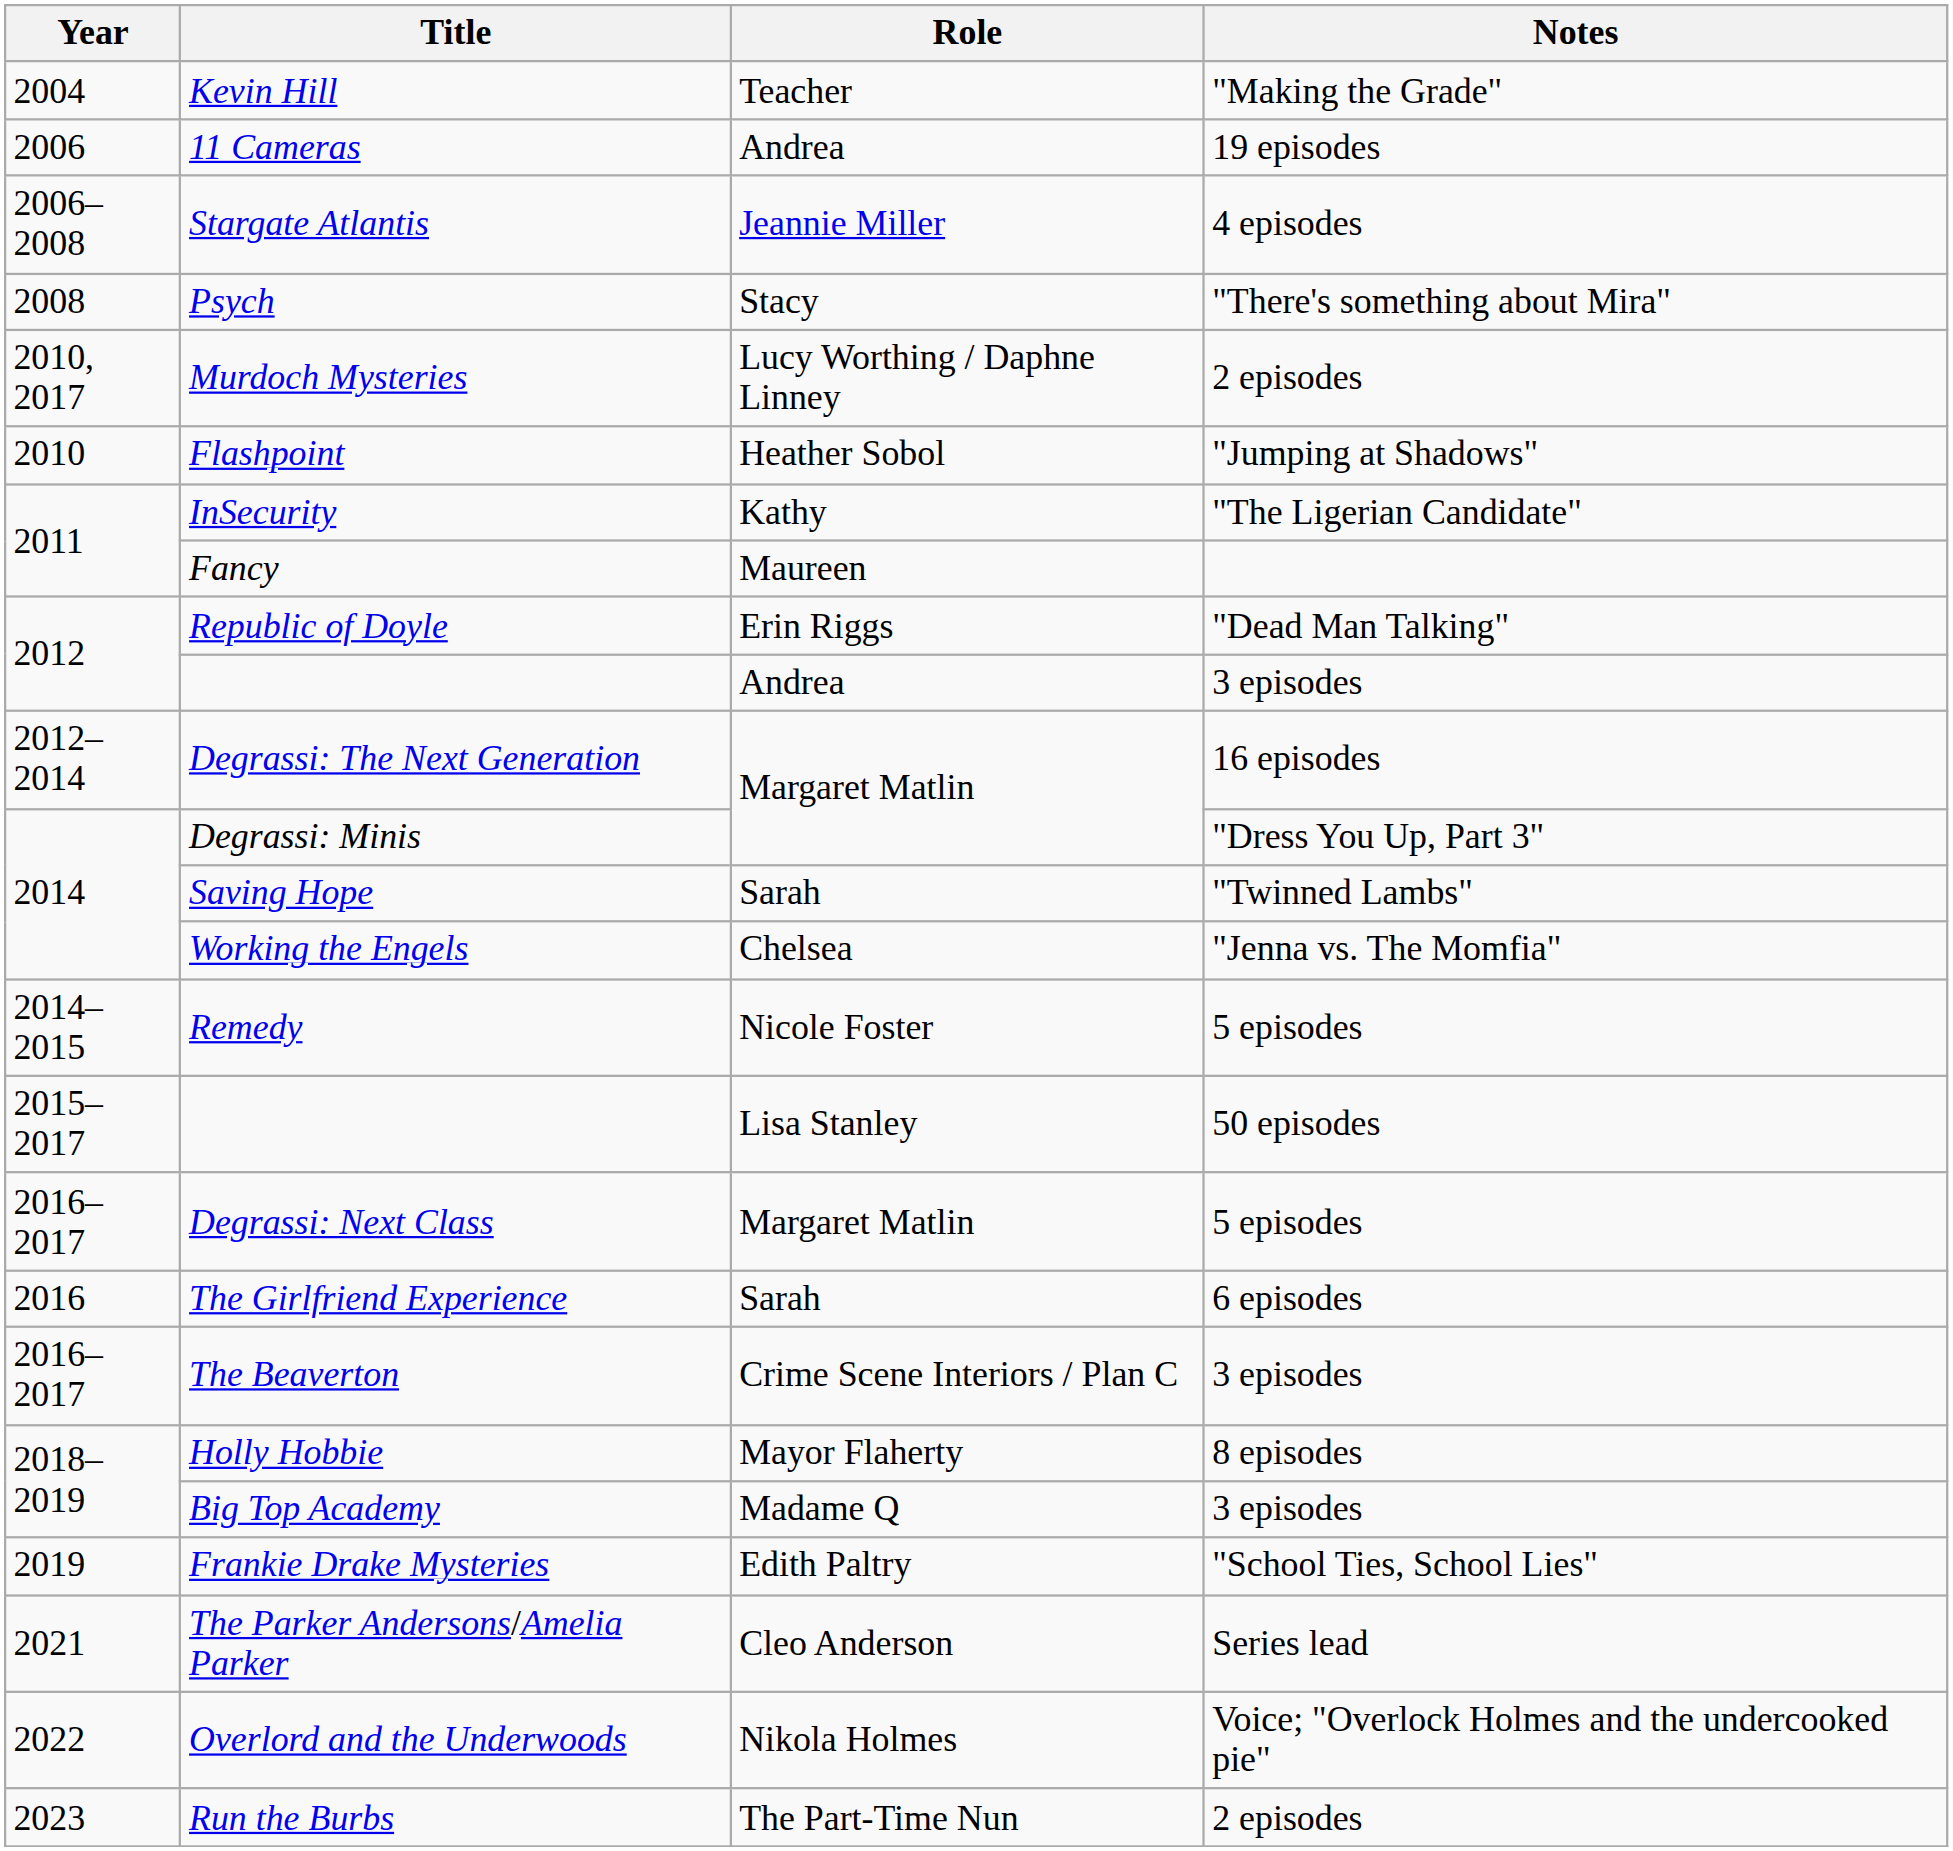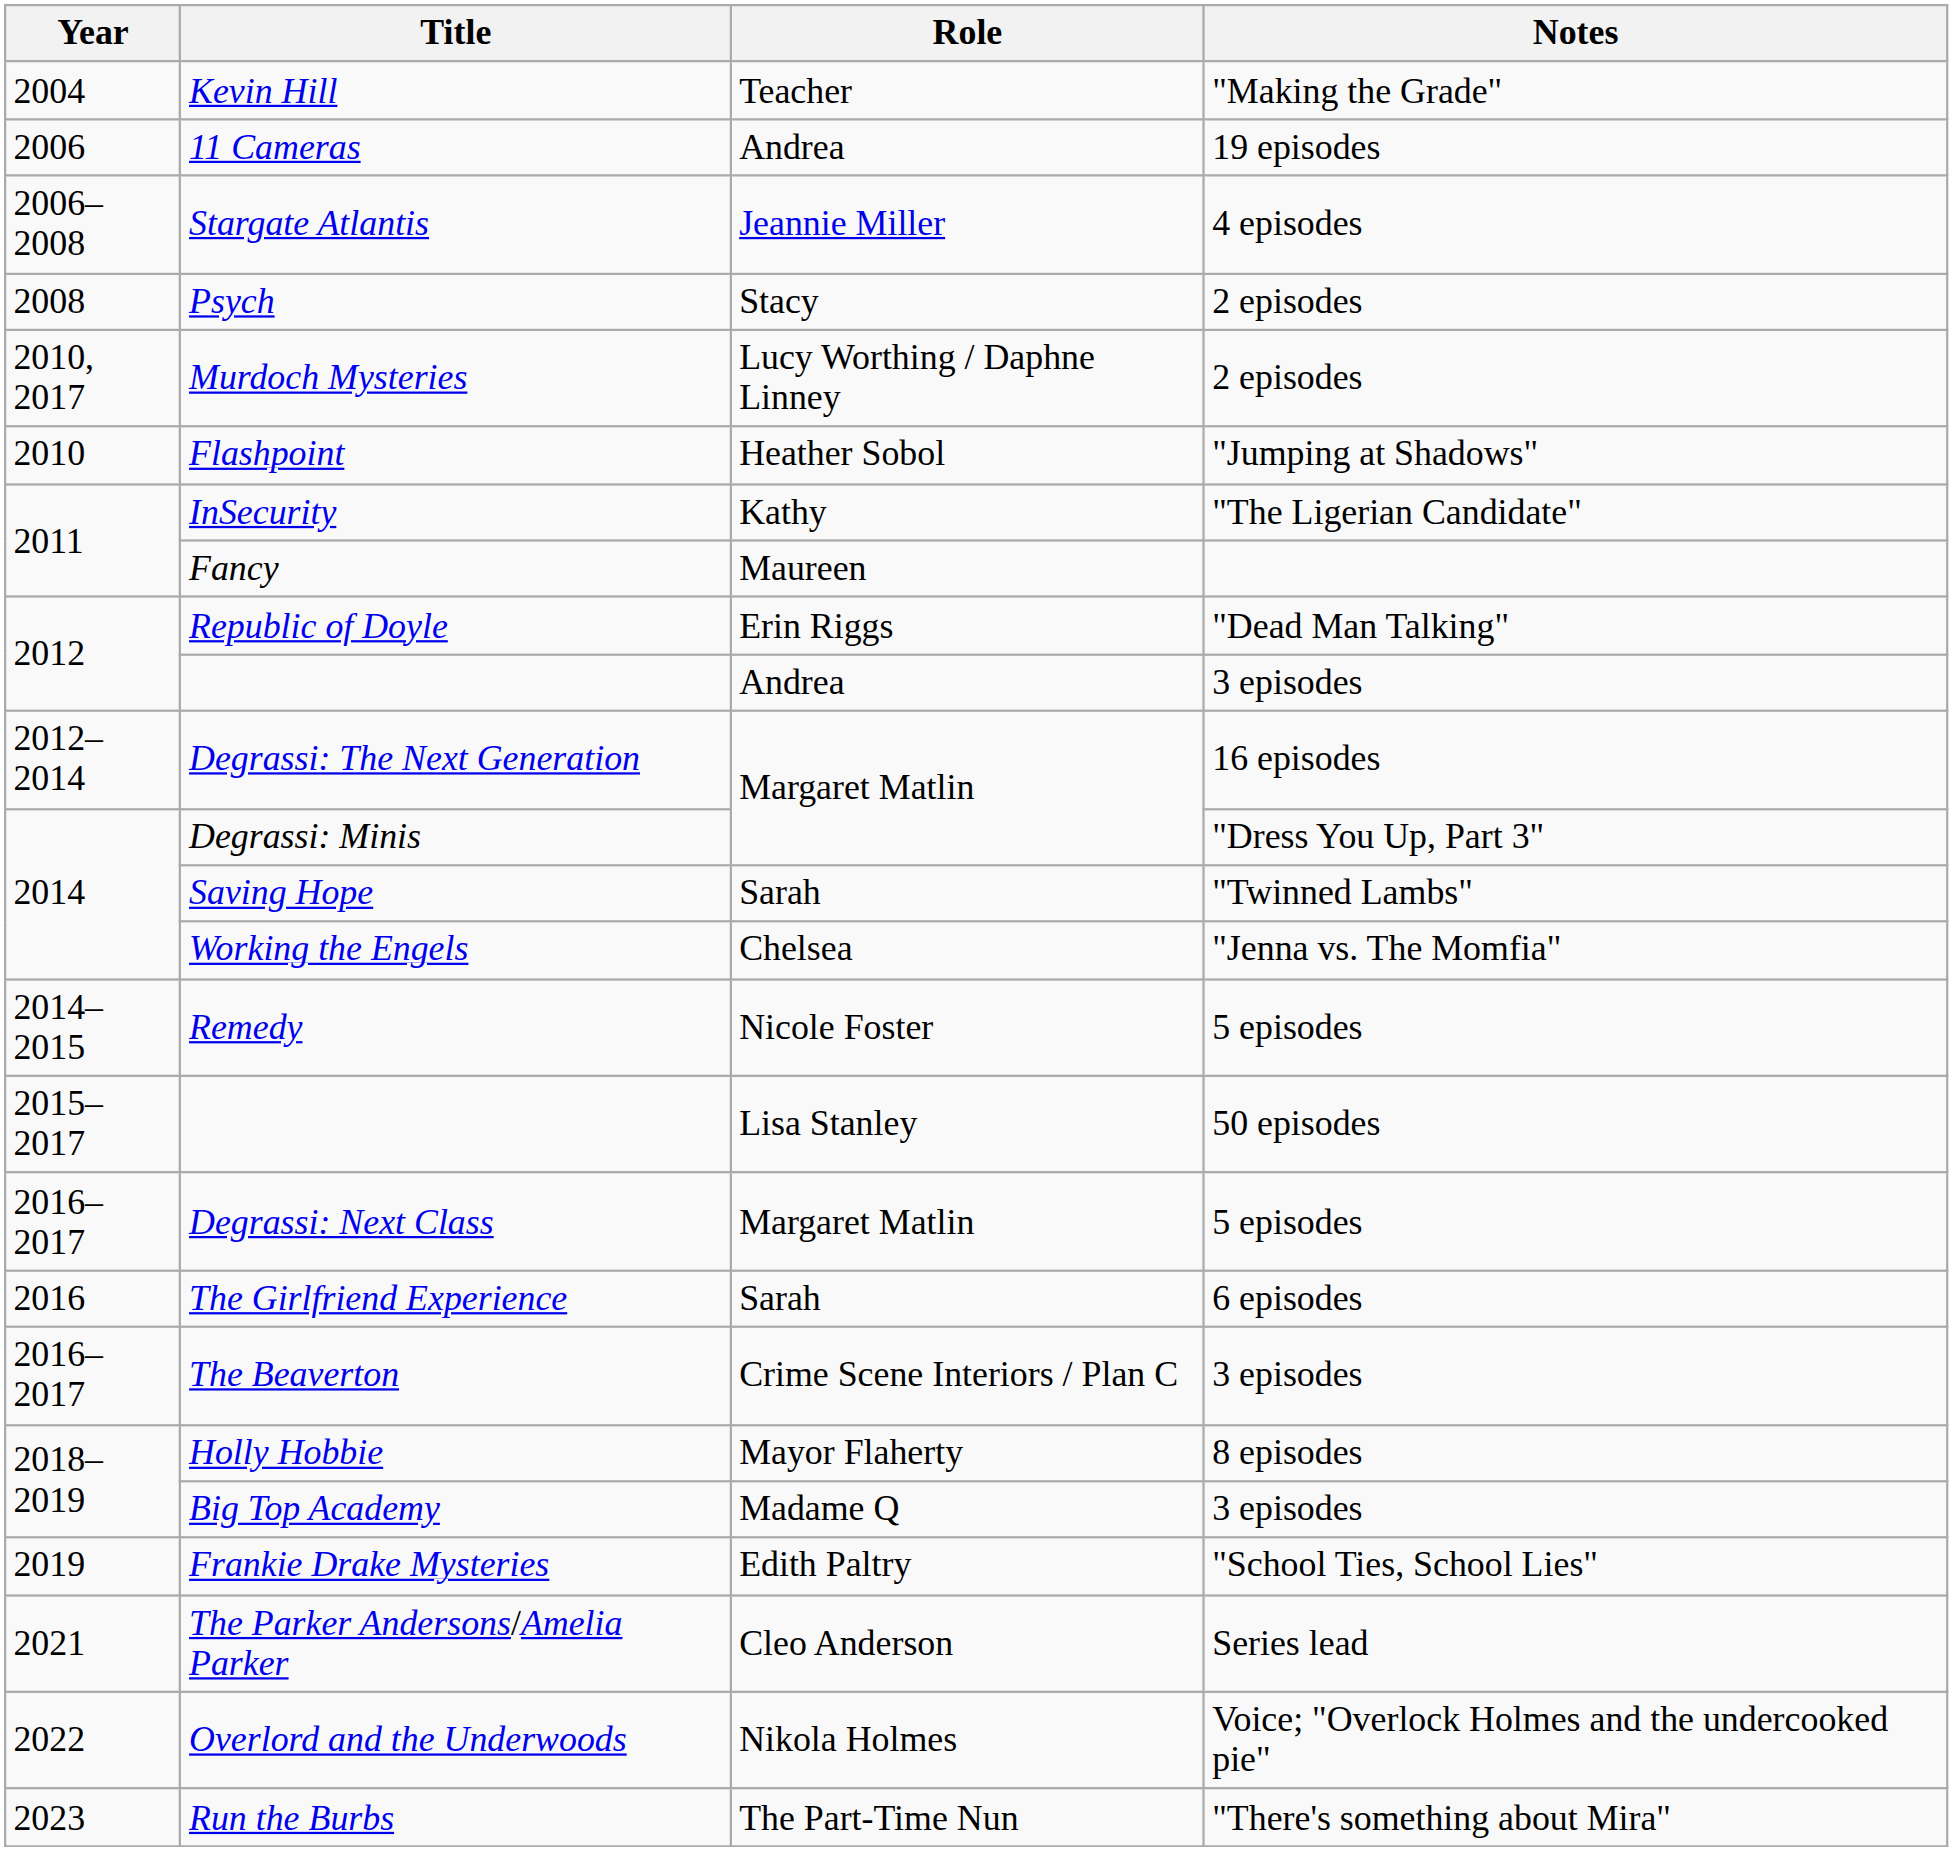(1442, 300) "There's something about Mira" -> (1287, 300) 2 episodes
(1287, 1816) 2 episodes -> (1442, 1816) "There's something about Mira"
